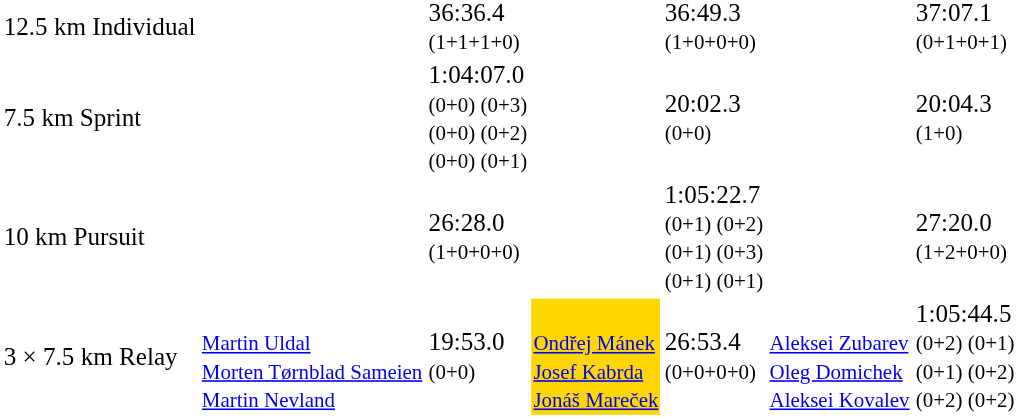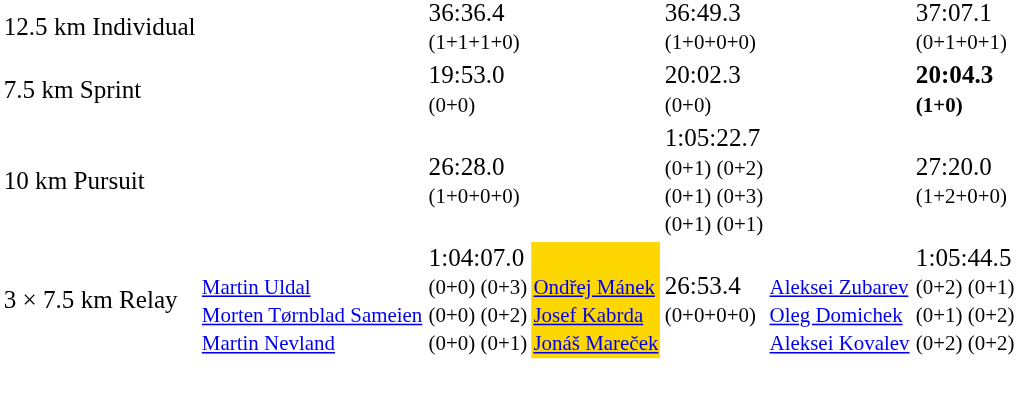(478, 117) 1:04:07.0 (0+0) (0+3) (0+0) (0+2) (0+0) (0+1) -> (467, 89) 19:53.0 (0+0)
(954, 117) normal -> (955, 89) bold
(467, 356) 19:53.0 (0+0) -> (478, 299) 1:04:07.0 (0+0) (0+3) (0+0) (0+2) (0+0) (0+1)
